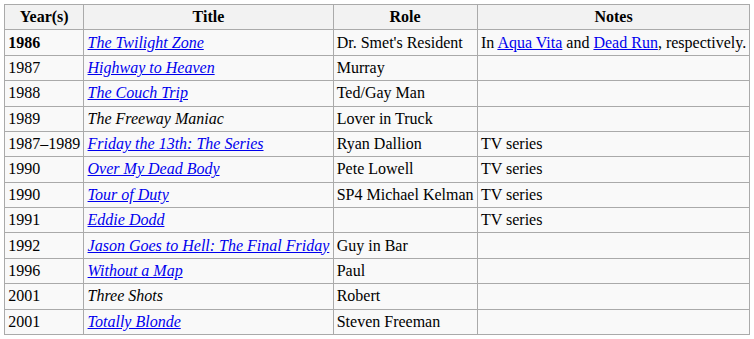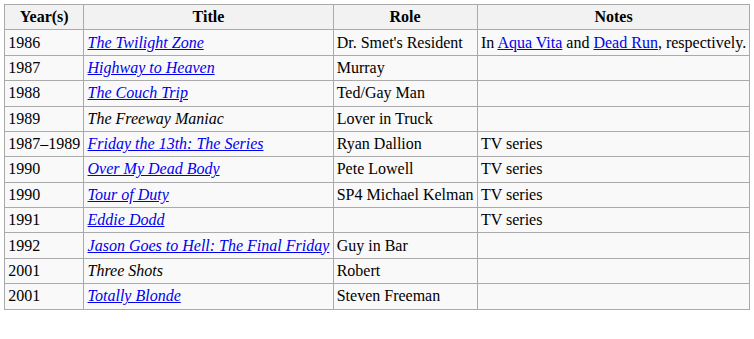(24, 42) bold -> (24, 42) normal
- row: (135, 270)
